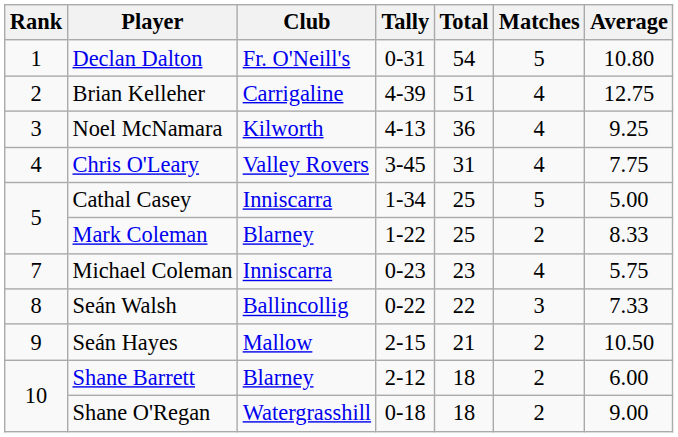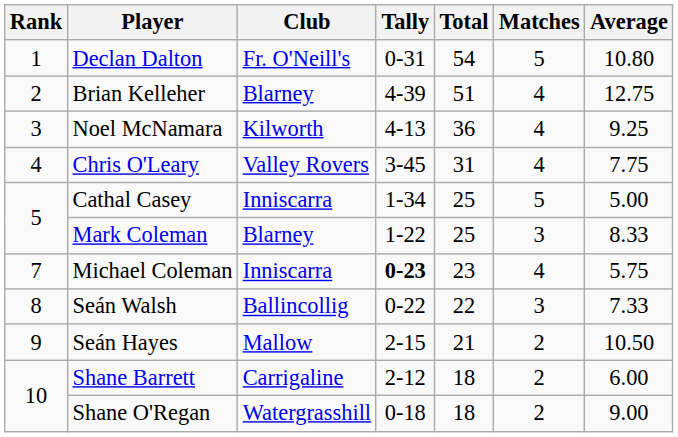(293, 93) Carrigaline -> (278, 93) Blarney
(539, 235) 2 -> (539, 235) 3
(405, 270) normal -> (405, 270) bold
(278, 377) Blarney -> (293, 377) Carrigaline
